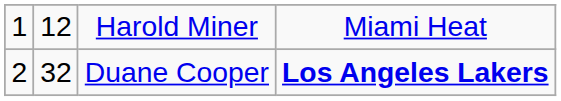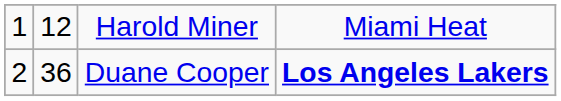(56, 71) 32 -> (56, 71) 36
